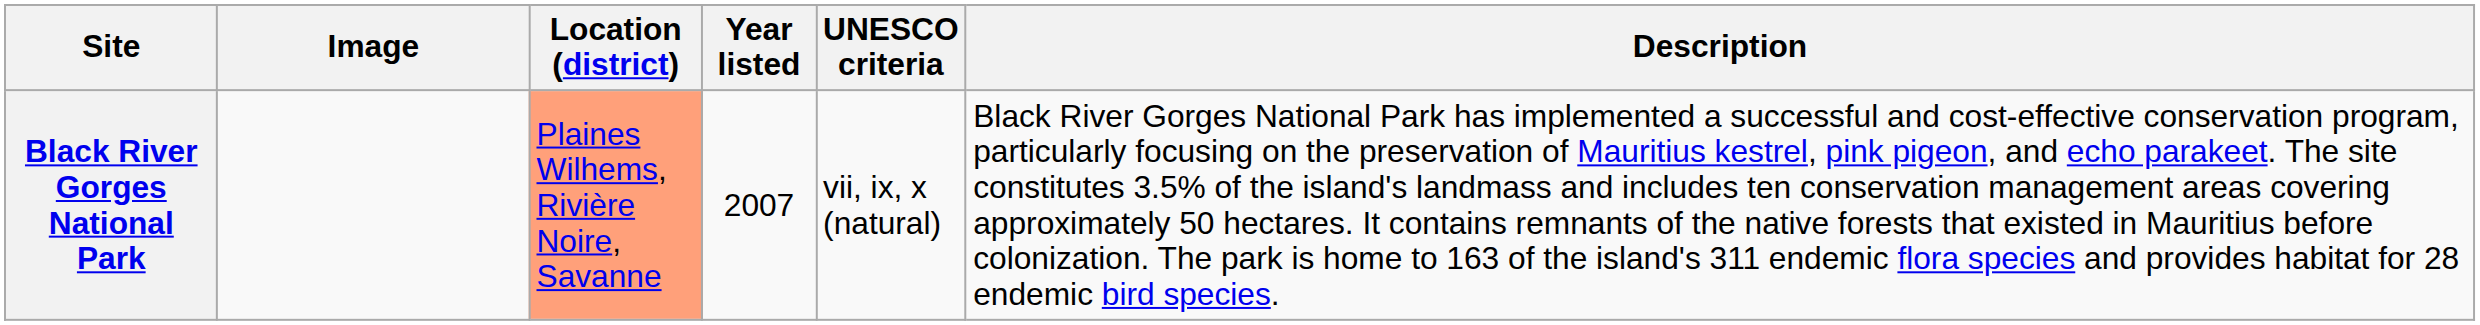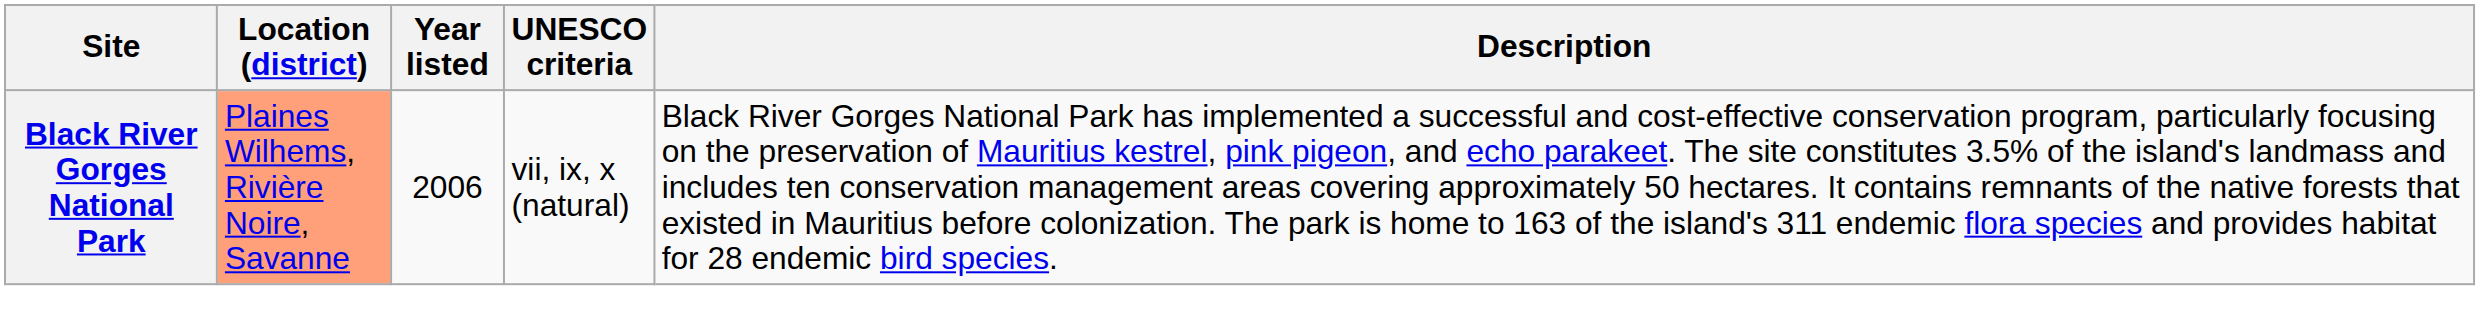- column: (373, 47)
(759, 204) 2007 -> (447, 186) 2006
